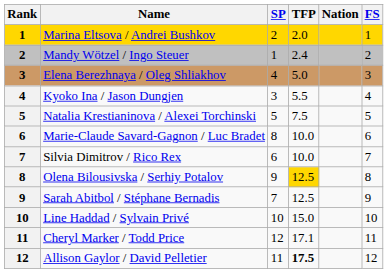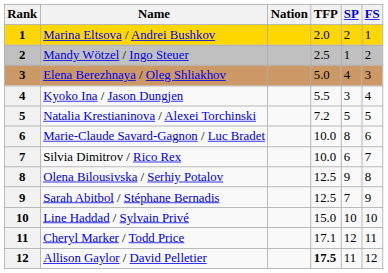columns swapped: (340, 14) <-> (278, 14)
(300, 55) 2.4 -> (322, 55) 2.5
(300, 116) 7.5 -> (322, 116) 7.2
(303, 177) gold background -> (325, 177) no background
